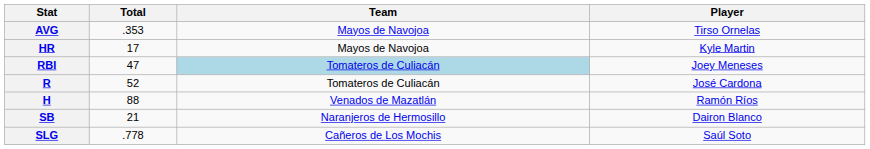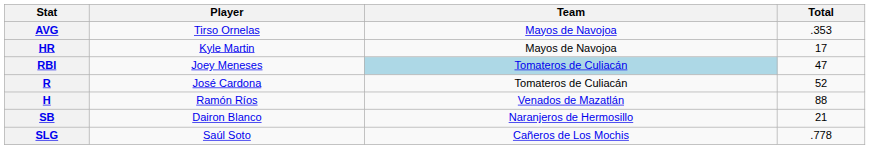columns swapped: (727, 13) <-> (133, 13)
